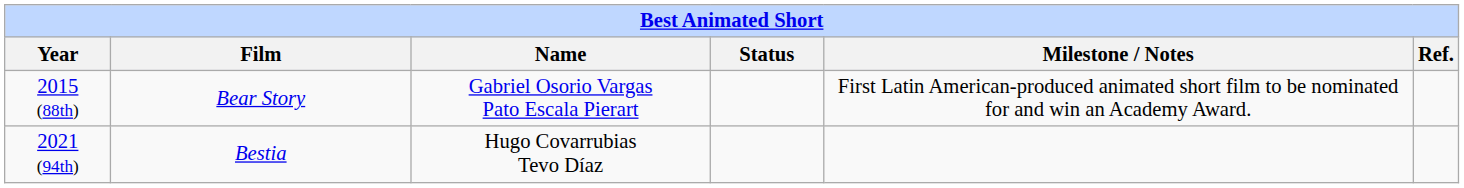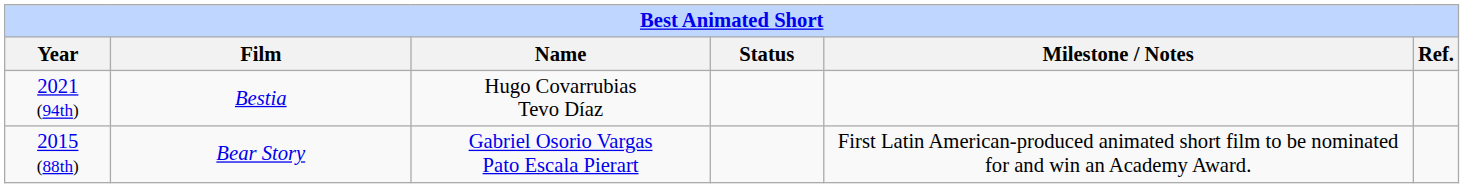rows swapped: (58, 97) <-> (58, 153)
